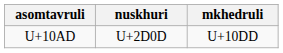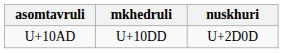columns swapped: (141, 15) <-> (233, 15)
